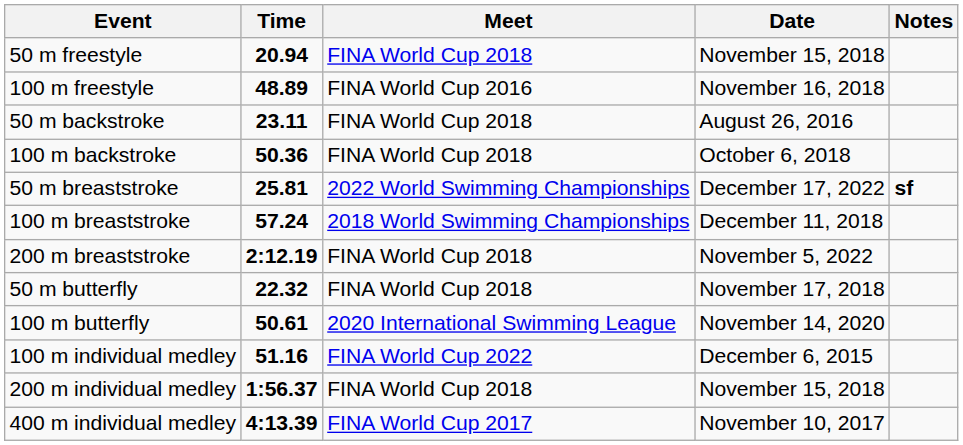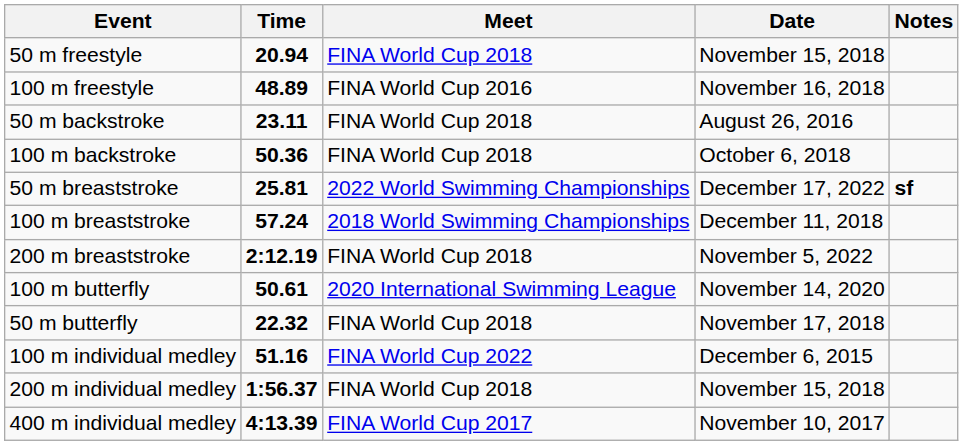rows swapped: (74, 289) <-> (79, 322)
